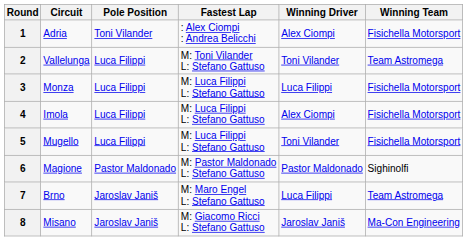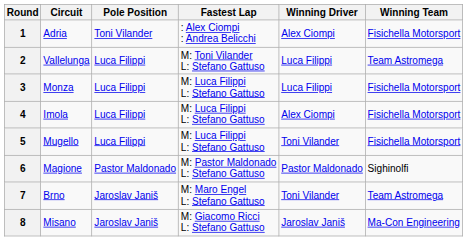(310, 60) Toni Vilander -> (307, 60) Luca Filippi
(307, 195) Luca Filippi -> (310, 195) Toni Vilander
